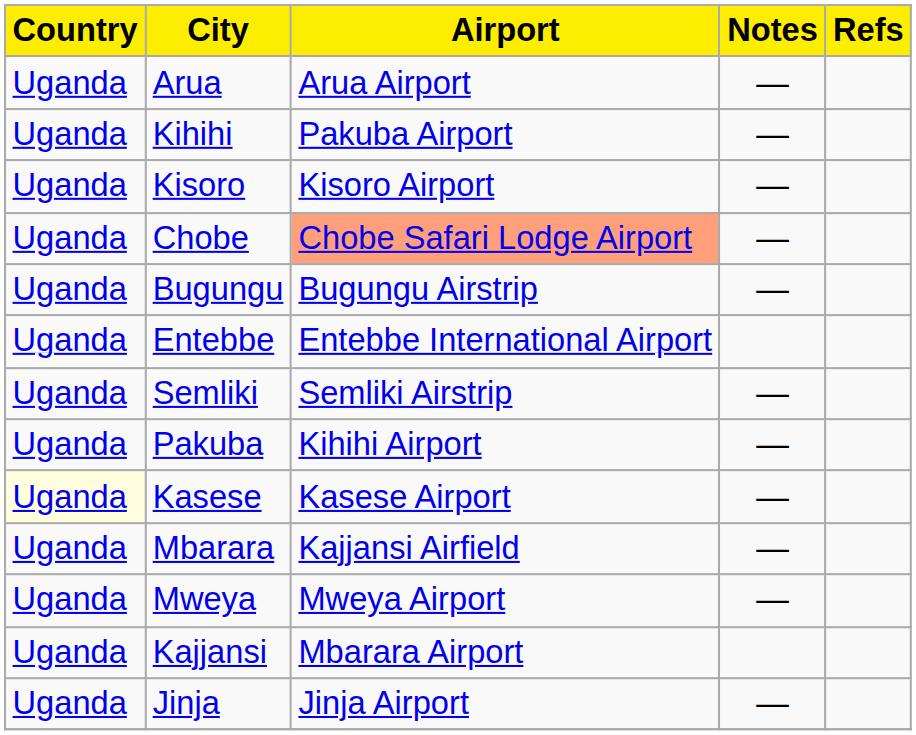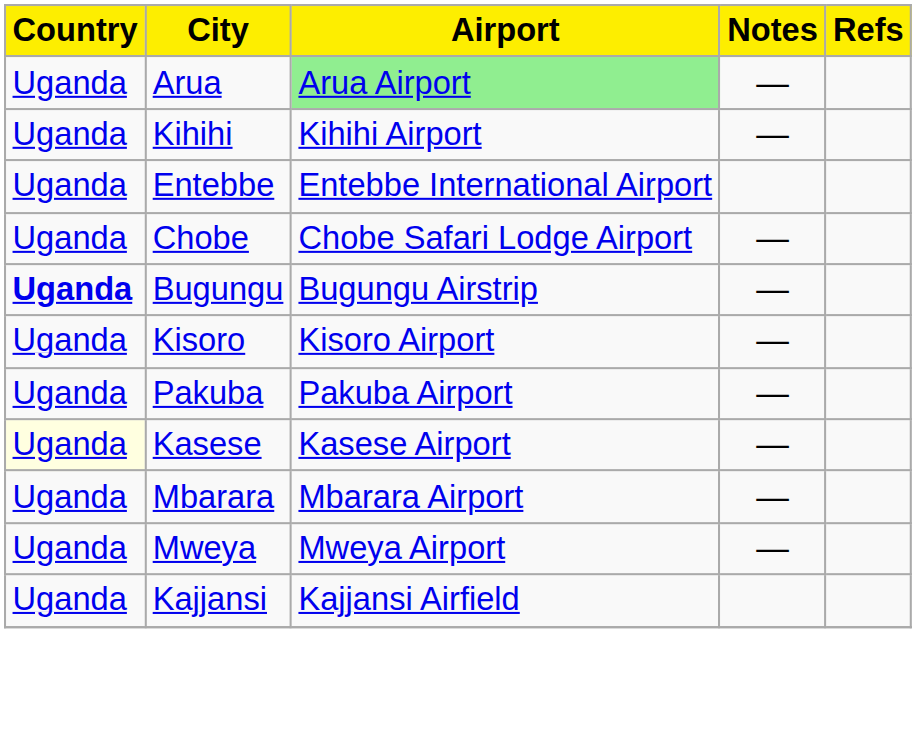(385, 82) no background -> (385, 82) lightgreen background
(405, 133) Pakuba Airport -> (390, 133) Kihihi Airport
rows swapped: (199, 185) <-> (213, 340)
(495, 237) lightsalmon background -> (495, 237) no background
(70, 289) normal -> (72, 289) bold
- row: (205, 392)
(390, 444) Kihihi Airport -> (405, 392) Pakuba Airport
(409, 548) Kajjansi Airfield -> (411, 496) Mbarara Airport
(411, 651) Mbarara Airport -> (409, 599) Kajjansi Airfield
- row: (186, 703)
